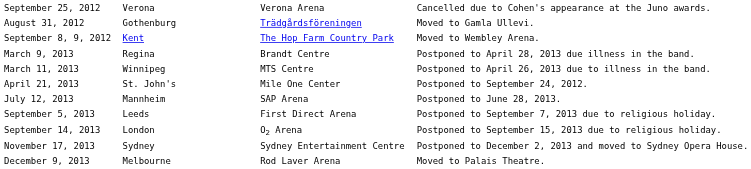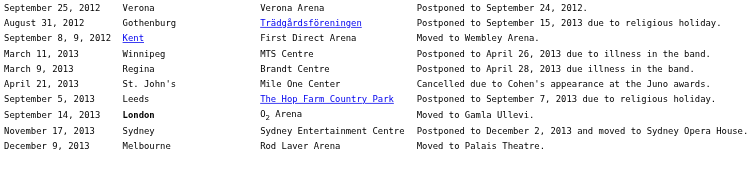(564, 8) Cancelled due to Cohen's appearance at the Juno awards. -> (502, 8) Postponed to September 24, 2012.
(476, 23) Moved to Gamla Ullevi. -> (569, 23) Postponed to September 15, 2013 due to religious holiday.
(327, 38) The Hop Farm Country Park -> (308, 38) First Direct Arena
rows swapped: (39, 54) <-> (41, 69)
(502, 84) Postponed to September 24, 2012. -> (564, 84) Cancelled due to Cohen's appearance at the Juno awards.
- row: (39, 99)
(308, 114) First Direct Arena -> (327, 99) The Hop Farm Country Park
(139, 130) normal -> (139, 115) bold
(569, 130) Postponed to September 15, 2013 due to religious holiday. -> (476, 115) Moved to Gamla Ullevi.
